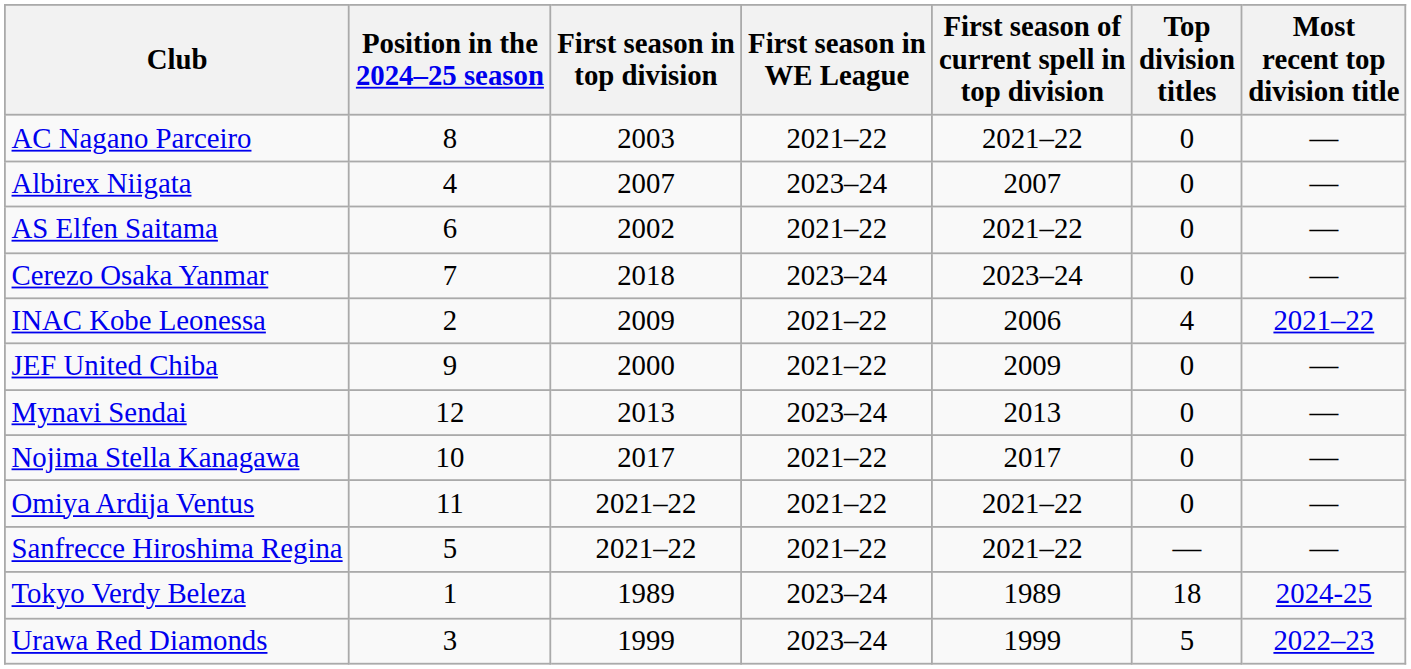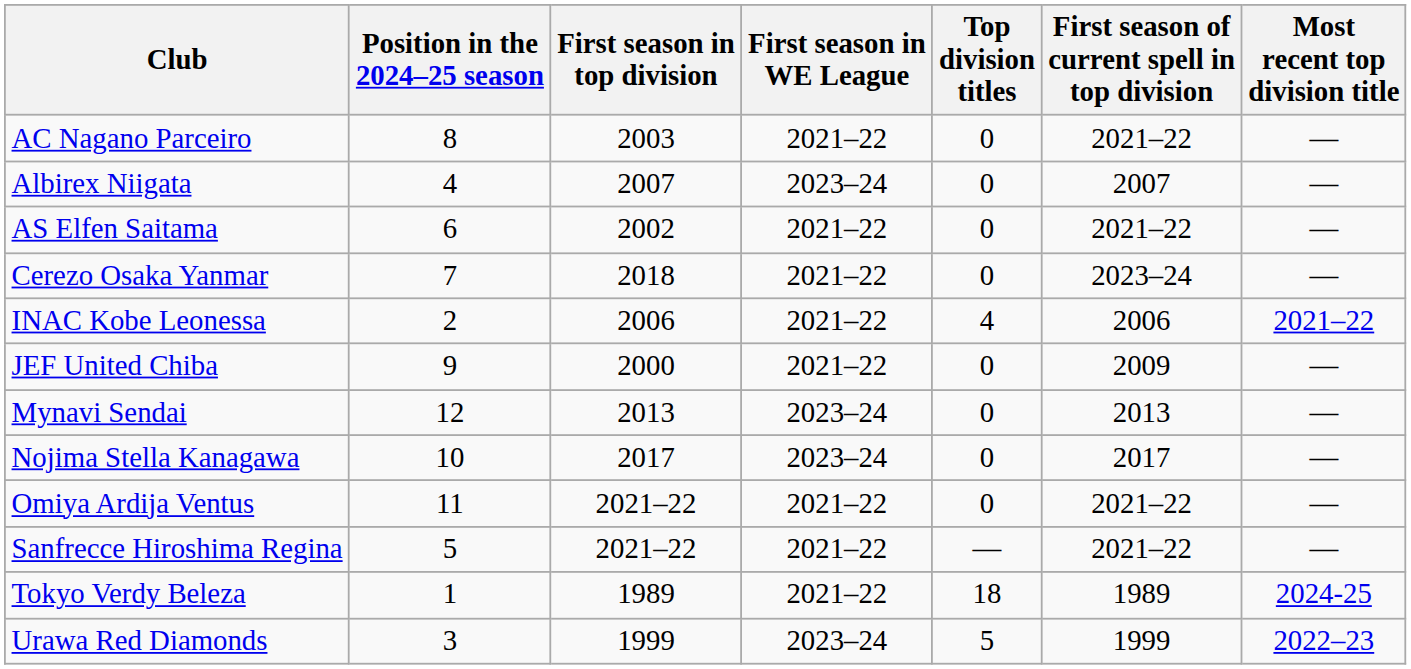columns swapped: (1032, 59) <-> (1187, 59)
(837, 274) 2023–24 -> (837, 274) 2021–22
(646, 320) 2009 -> (646, 320) 2006
(837, 457) 2021–22 -> (837, 457) 2023–24
(837, 594) 2023–24 -> (837, 594) 2021–22
